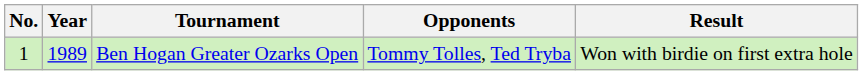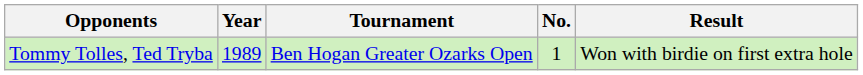columns swapped: (24, 20) <-> (469, 20)
